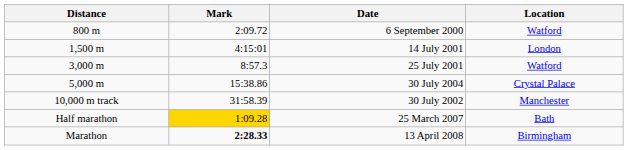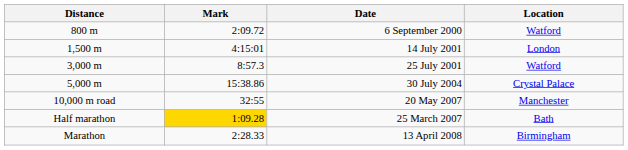- row: (87, 101)
+ row: (84, 101)
(251, 136) bold -> (248, 136) normal
